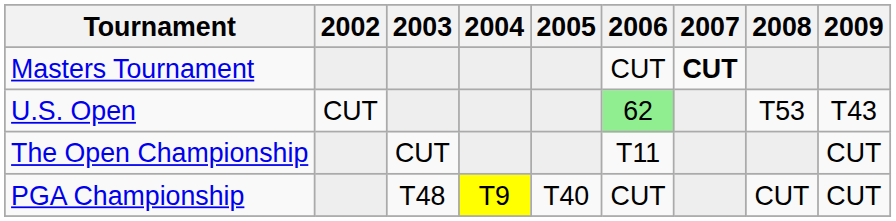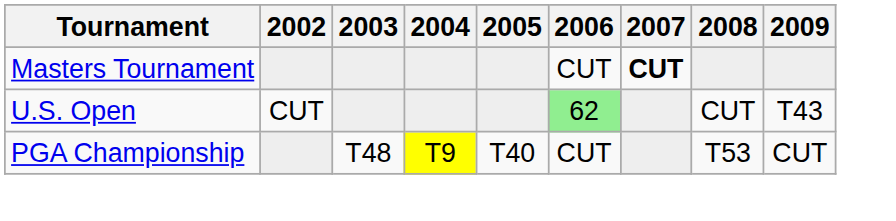(782, 111) T53 -> (728, 111) CUT
- row: (160, 153)
(782, 196) CUT -> (728, 153) T53
